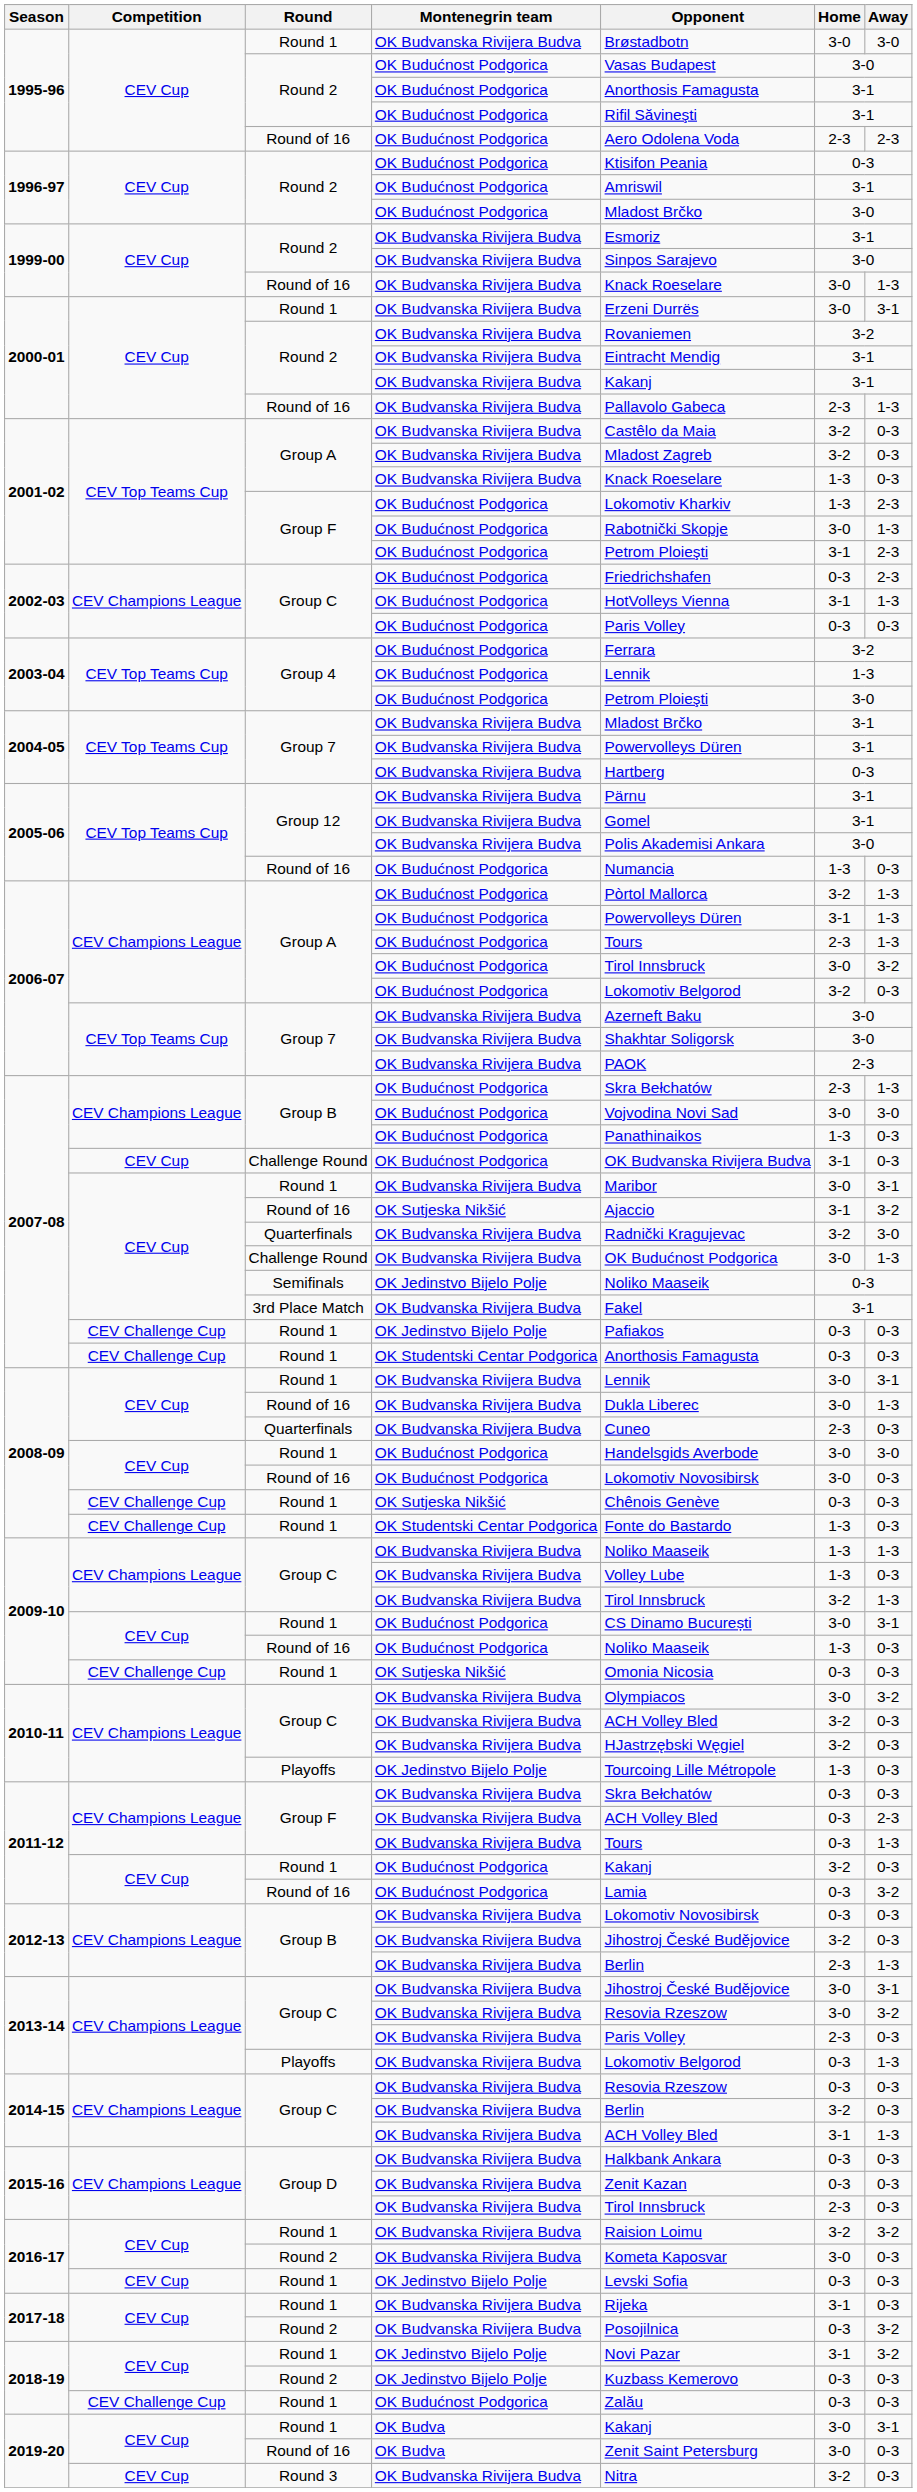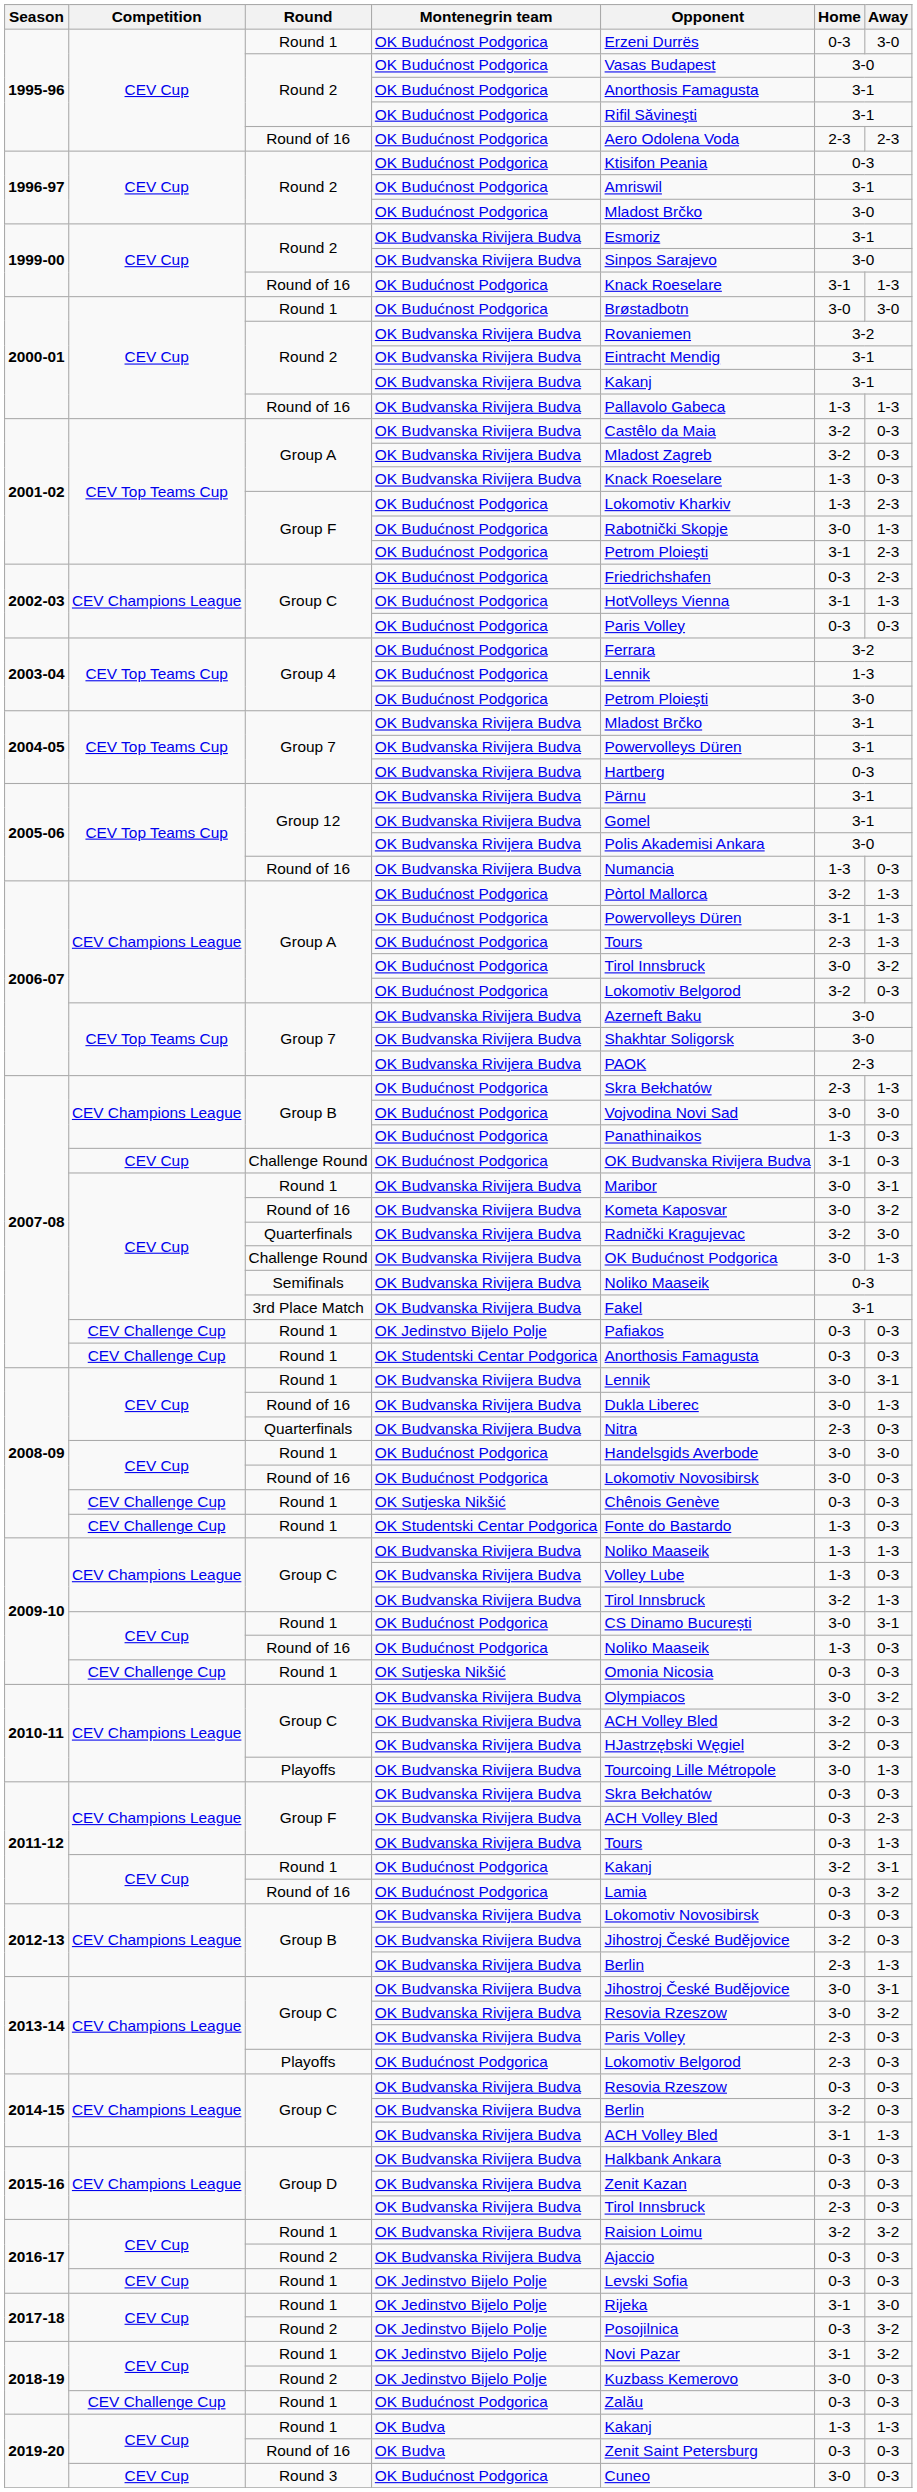(478, 41) OK Budvanska Rivijera Budva -> (461, 41) OK Budućnost Podgorica
(647, 41) Brøstadbotn -> (652, 41) Erzeni Durrës
(839, 41) 3-0 -> (839, 41) 0-3
(478, 285) OK Budvanska Rivijera Budva -> (461, 285) OK Budućnost Podgorica
(839, 285) 3-0 -> (839, 285) 3-1
(478, 309) OK Budvanska Rivijera Budva -> (461, 309) OK Budućnost Podgorica
(652, 309) Erzeni Durrës -> (647, 309) Brøstadbotn
(888, 309) 3-1 -> (888, 309) 3-0
(839, 407) 2-3 -> (839, 407) 1-3
(461, 869) OK Budućnost Podgorica -> (478, 869) OK Budvanska Rivijera Budva
(440, 1210) OK Sutjeska Nikšić -> (478, 1210) OK Budvanska Rivijera Budva
(629, 1210) Ajaccio -> (666, 1210) Kometa Kaposvar
(839, 1210) 3-1 -> (839, 1210) 3-0
(461, 1283) OK Jedinstvo Bijelo Polje -> (478, 1283) OK Budvanska Rivijera Budva
(627, 1429) Cuneo -> (621, 1429) Nitra
(461, 1770) OK Jedinstvo Bijelo Polje -> (478, 1770) OK Budvanska Rivijera Budva
(839, 1770) 1-3 -> (839, 1770) 3-0
(888, 1770) 0-3 -> (888, 1770) 1-3
(888, 1867) 0-3 -> (888, 1867) 3-1
(478, 2062) OK Budvanska Rivijera Budva -> (461, 2062) OK Budućnost Podgorica
(839, 2062) 0-3 -> (839, 2062) 2-3
(888, 2062) 1-3 -> (888, 2062) 0-3
(666, 2257) Kometa Kaposvar -> (629, 2257) Ajaccio
(839, 2257) 3-0 -> (839, 2257) 0-3
(478, 2305) OK Budvanska Rivijera Budva -> (461, 2305) OK Jedinstvo Bijelo Polje
(888, 2305) 0-3 -> (888, 2305) 3-0
(478, 2330) OK Budvanska Rivijera Budva -> (461, 2330) OK Jedinstvo Bijelo Polje
(839, 2378) 0-3 -> (839, 2378) 3-0
(839, 2427) 3-0 -> (839, 2427) 1-3
(888, 2427) 3-1 -> (888, 2427) 1-3
(839, 2451) 3-0 -> (839, 2451) 0-3
(478, 2476) OK Budvanska Rivijera Budva -> (461, 2476) OK Budućnost Podgorica
(621, 2476) Nitra -> (627, 2476) Cuneo
(839, 2476) 3-2 -> (839, 2476) 3-0
